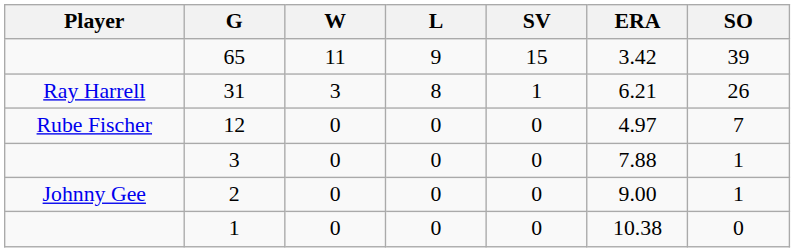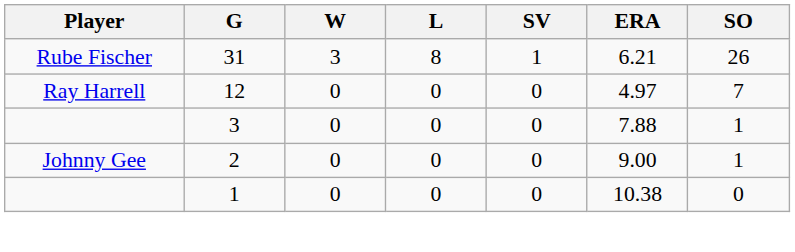- row: (234, 56)
(94, 90) Ray Harrell -> (94, 56) Rube Fischer
(94, 125) Rube Fischer -> (94, 90) Ray Harrell
